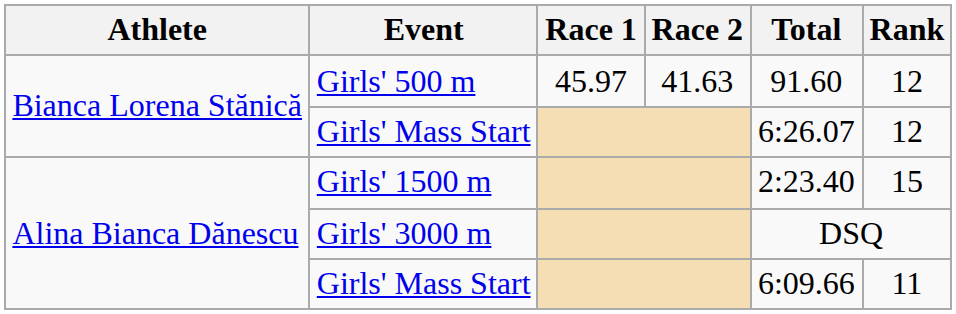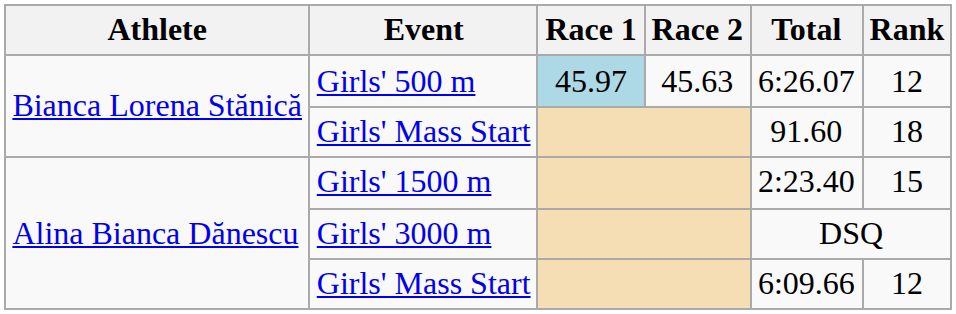(591, 80) no background -> (591, 80) lightblue background
(697, 80) 41.63 -> (697, 80) 45.63
(806, 80) 91.60 -> (806, 80) 6:26.07
(806, 131) 6:26.07 -> (806, 131) 91.60
(907, 131) 12 -> (907, 131) 18
(907, 283) 11 -> (907, 283) 12
